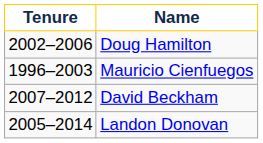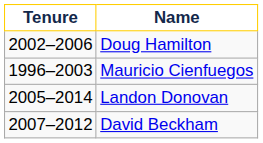rows swapped: (159, 97) <-> (164, 124)
